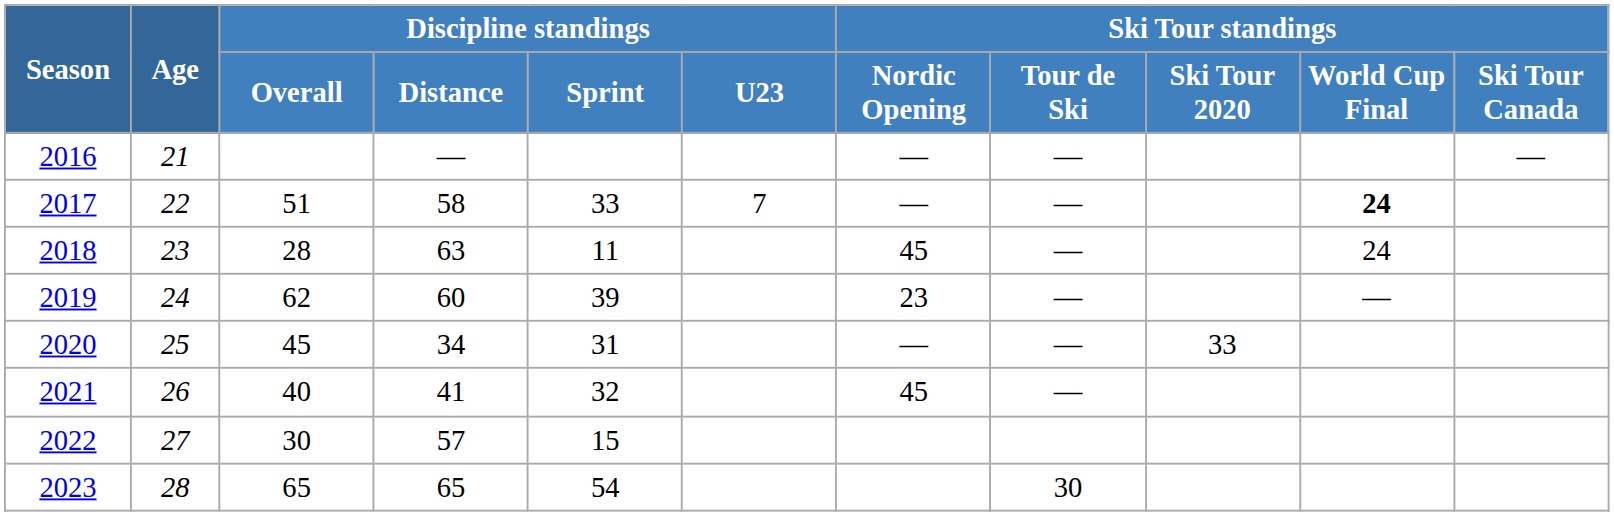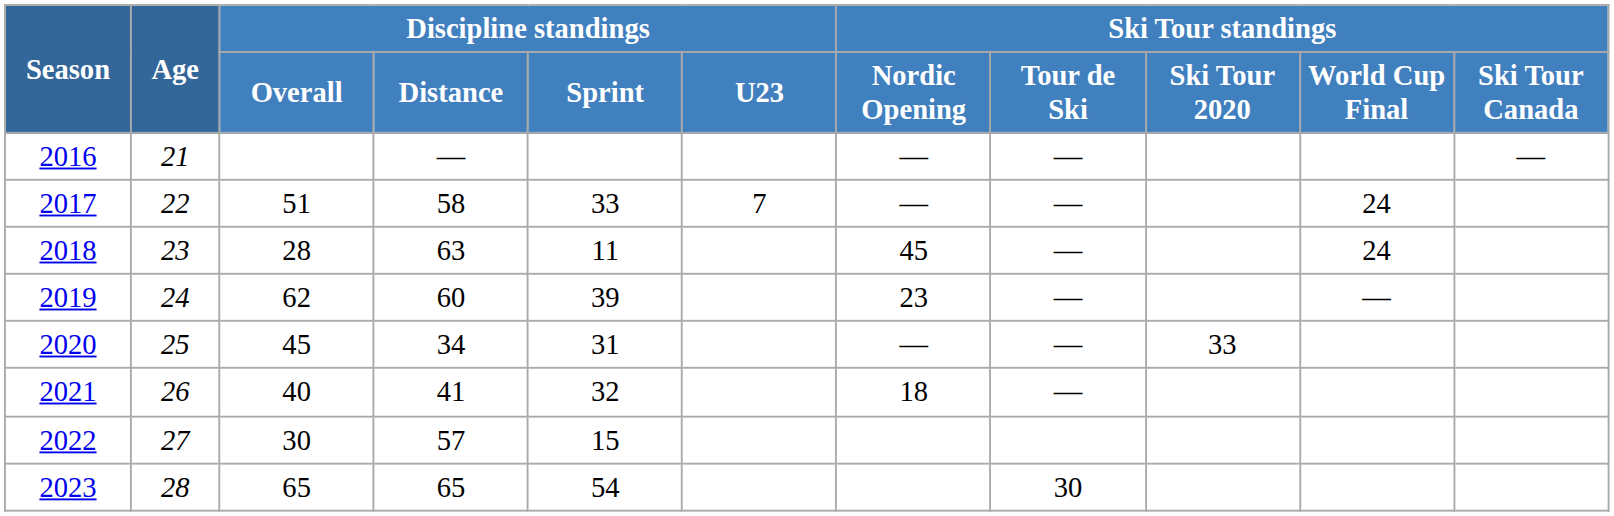(1377, 203) bold -> (1377, 203) normal
(914, 391) 45 -> (914, 391) 18
